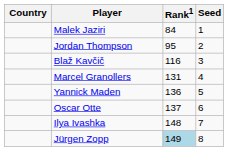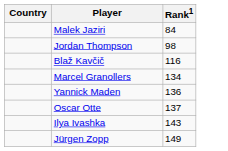- column: (210, 13)
(170, 45) 95 -> (170, 45) 98
(173, 76) 131 -> (173, 76) 134
(173, 123) 148 -> (173, 123) 143
(173, 138) lightblue background -> (173, 138) no background
